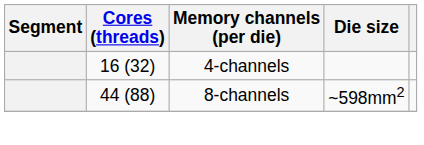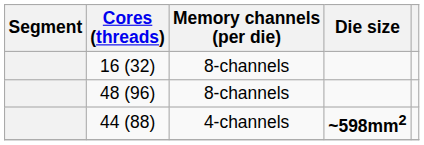(247, 65) 4-channels -> (247, 65) 8-channels
+ row: (128, 93)
(247, 95) 8-channels -> (247, 123) 4-channels
(366, 95) normal -> (367, 123) bold
